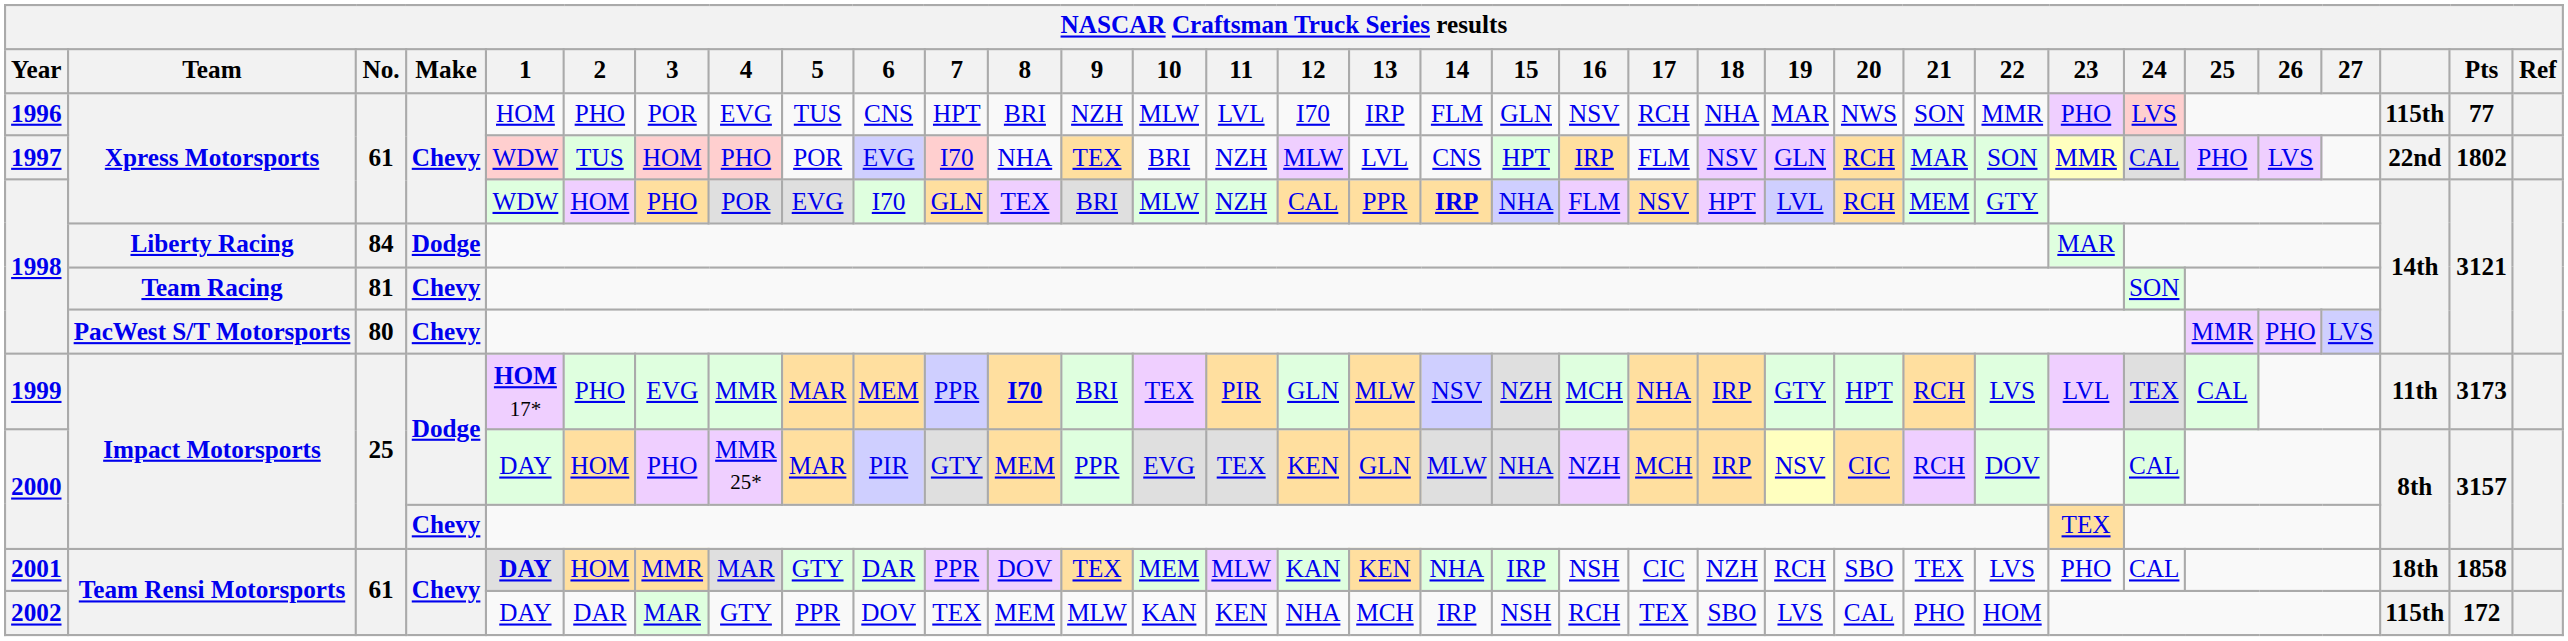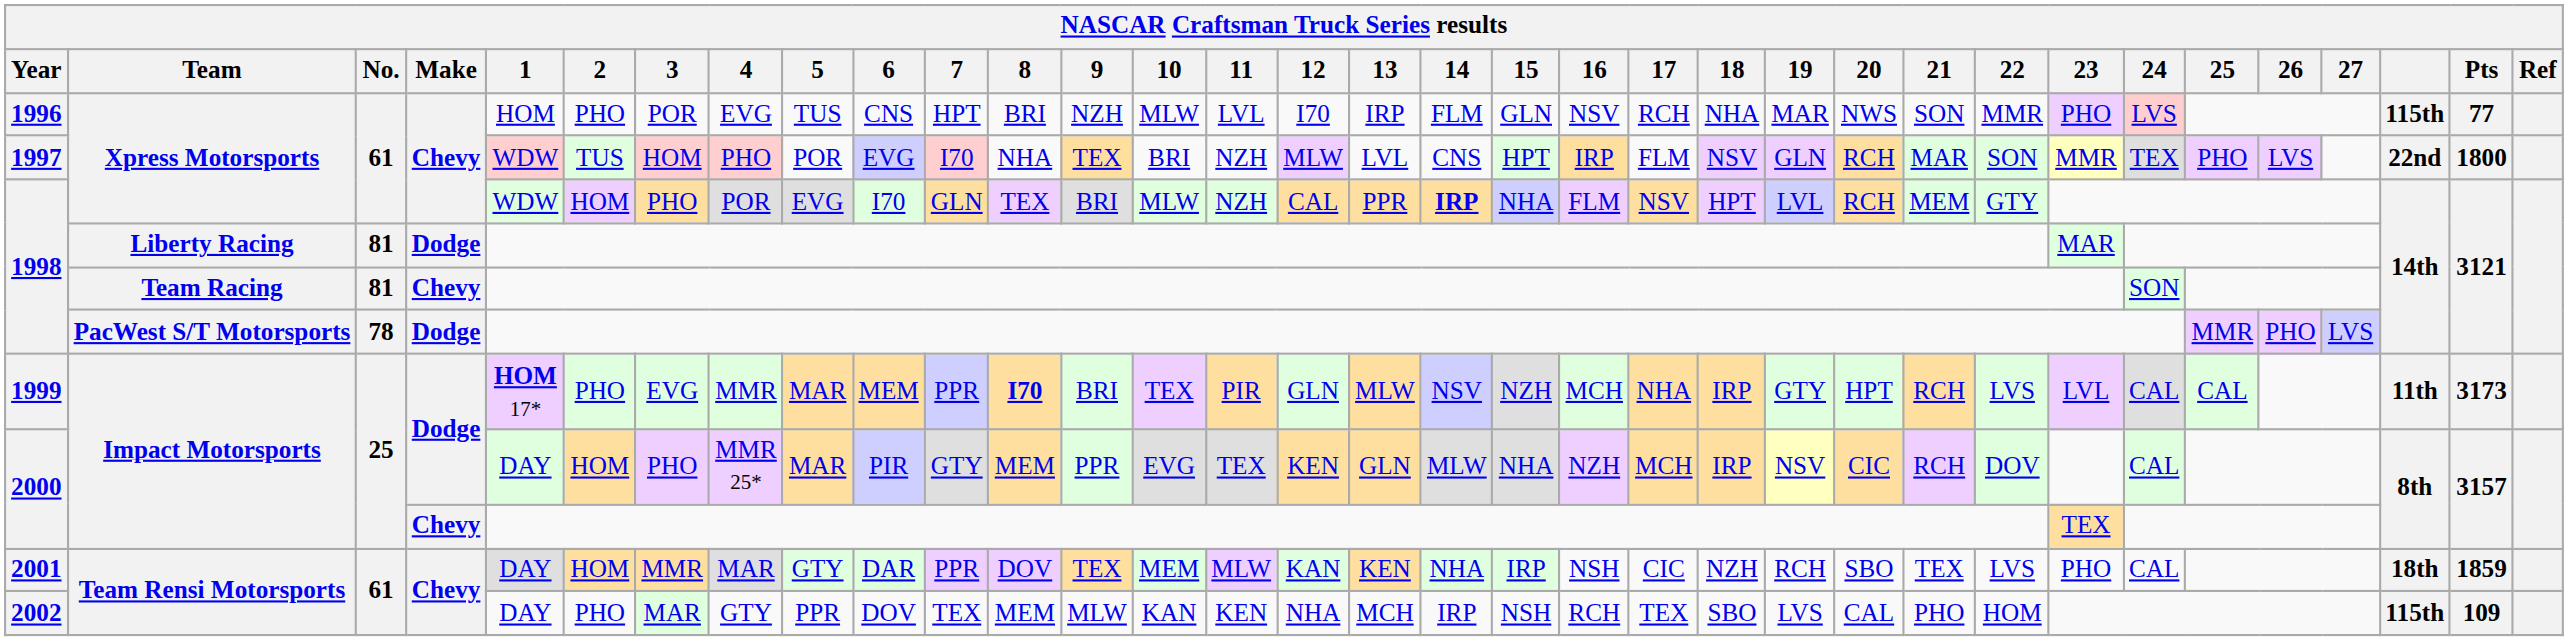(2154, 157) CAL -> (2154, 157) TEX
(2482, 157) 1802 -> (2482, 157) 1800
(381, 244) 84 -> (381, 244) 81
(381, 331) 80 -> (381, 331) 78
(446, 331) Chevy -> (446, 331) Dodge
(2154, 391) TEX -> (2154, 391) CAL
(525, 569) bold -> (525, 569) normal
(2482, 569) 1858 -> (2482, 569) 1859
(600, 613) DAR -> (600, 613) PHO
(2482, 613) 172 -> (2482, 613) 109
